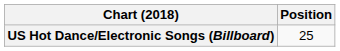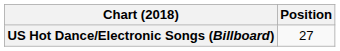(306, 35) 25 -> (306, 35) 27
